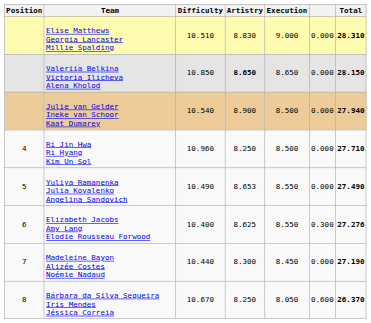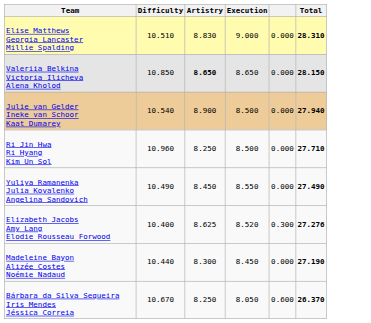- column: (24, 11)
(245, 187) 8.653 -> (205, 187) 8.450
(287, 225) 8.550 -> (247, 225) 8.520
